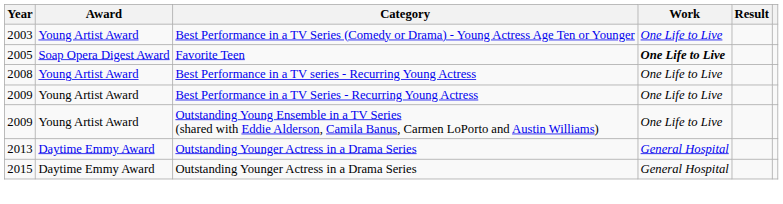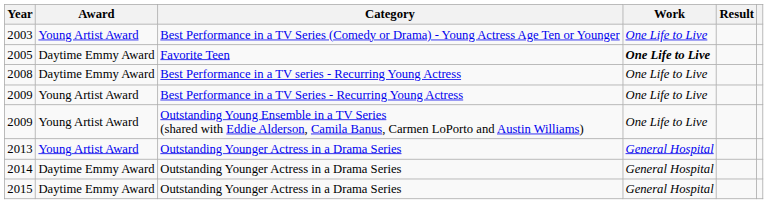(104, 54) Soap Opera Digest Award -> (96, 54) Daytime Emmy Award
(88, 74) Young Artist Award -> (96, 74) Daytime Emmy Award
(96, 149) Daytime Emmy Award -> (88, 149) Young Artist Award
+ row: (20, 169)
